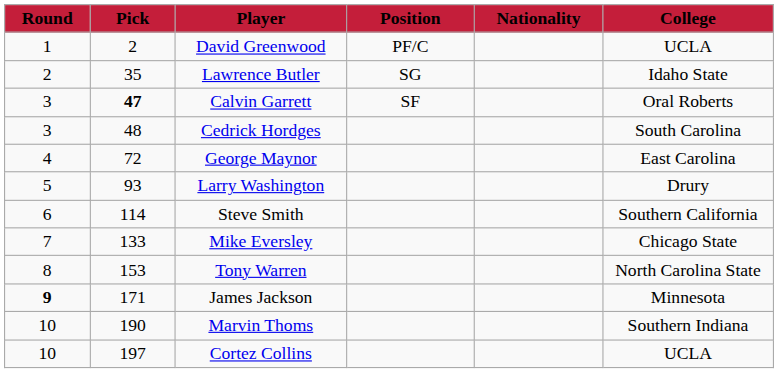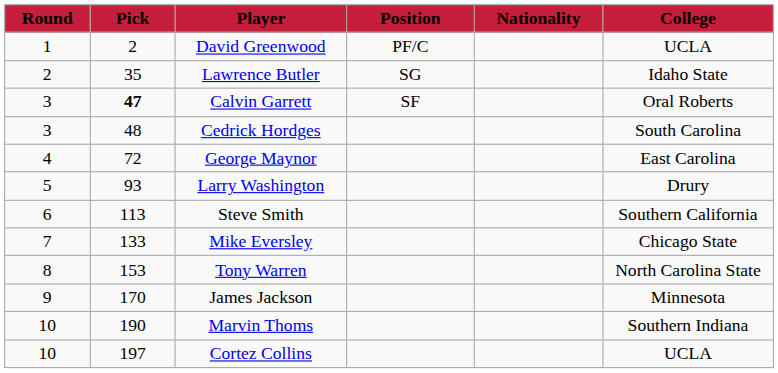(133, 213) 114 -> (133, 213) 113
(47, 297) bold -> (47, 297) normal
(133, 297) 171 -> (133, 297) 170
